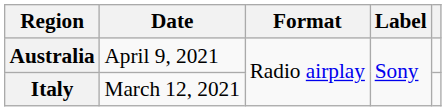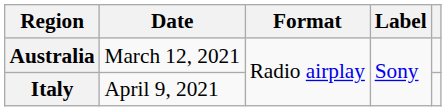(162, 55) April 9, 2021 -> (172, 55) March 12, 2021
(172, 88) March 12, 2021 -> (162, 88) April 9, 2021
